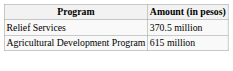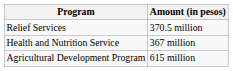+ row: (63, 43)
